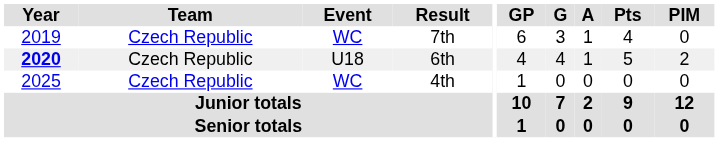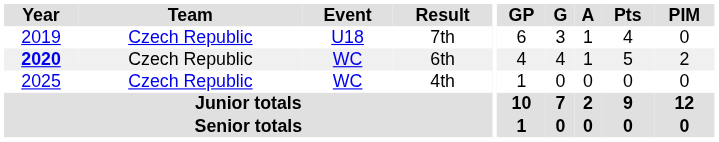(348, 37) WC -> (348, 37) U18
(348, 59) U18 -> (348, 59) WC
